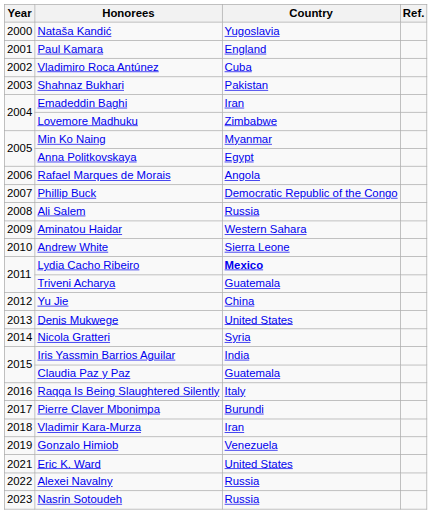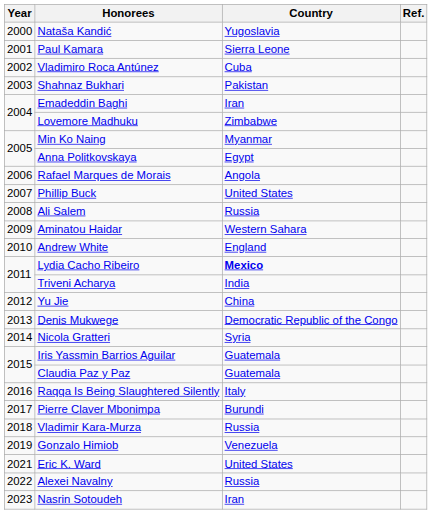(245, 49) England -> (257, 49) Sierra Leone
(311, 193) Democratic Republic of the Congo -> (259, 193) United States
(257, 247) Sierra Leone -> (245, 247) England
(252, 283) Guatemala -> (237, 283) India
(259, 319) United States -> (311, 319) Democratic Republic of the Congo
(237, 355) India -> (252, 355) Guatemala
(234, 427) Iran -> (242, 427) Russia
(242, 499) Russia -> (234, 499) Iran
